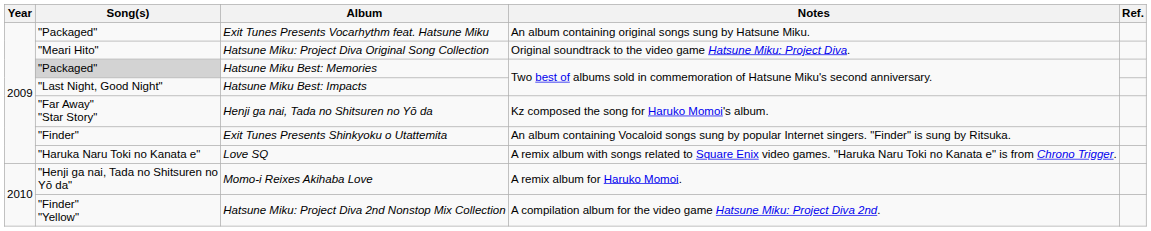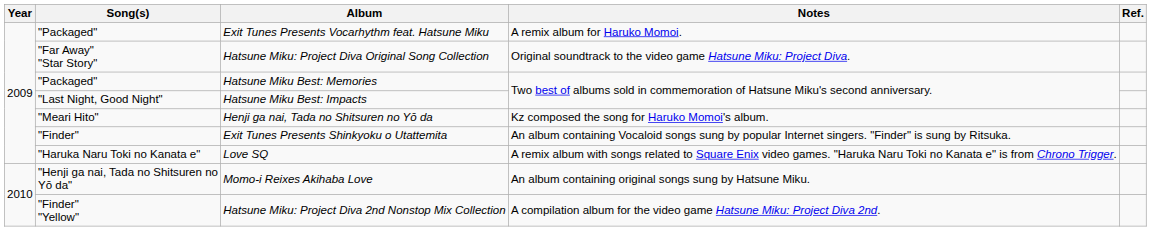(660, 31) An album containing original songs sung by Hatsune Miku. -> (596, 31) A remix album for Haruko Momoi.
(68, 50) "Meari Hito" -> (68, 56) "Far Away" "Star Story"
(68, 68) lightgrey background -> (68, 81) no background
(68, 111) "Far Away" "Star Story" -> (68, 117) "Meari Hito"
(596, 179) A remix album for Haruko Momoi. -> (660, 179) An album containing original songs sung by Hatsune Miku.
